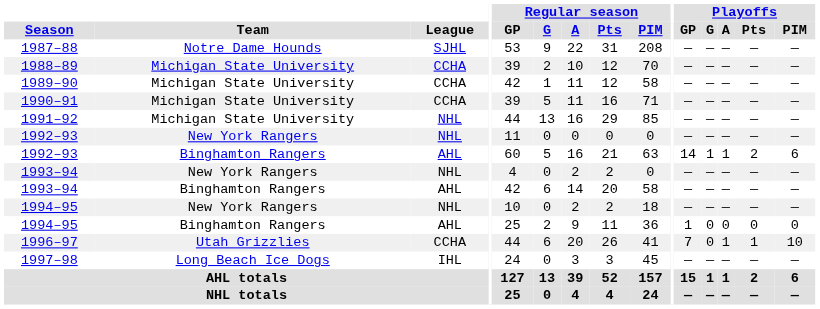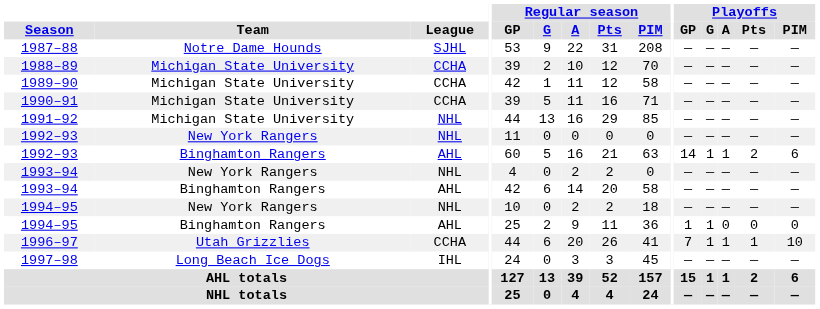(710, 225) 0 -> (710, 225) 1
(710, 243) 0 -> (710, 243) 1
